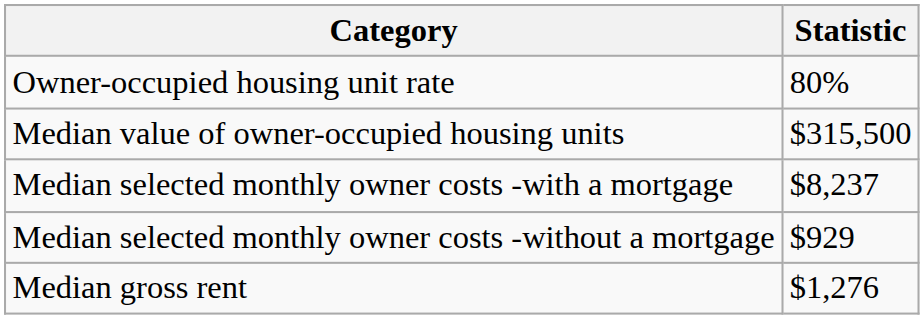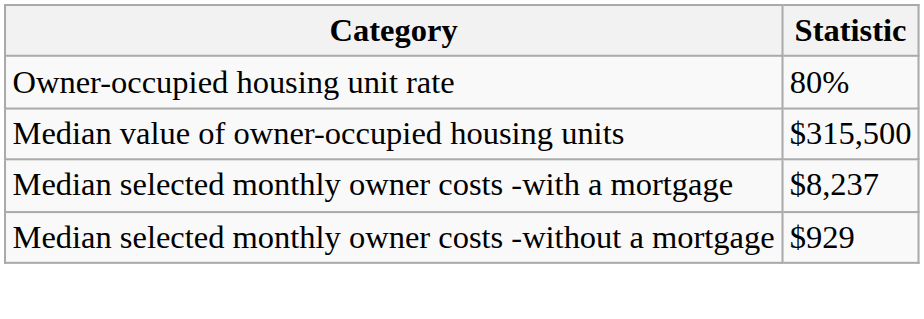- row: (130, 287)
